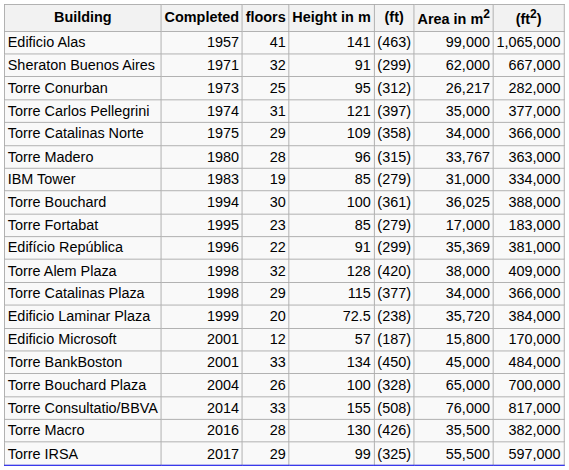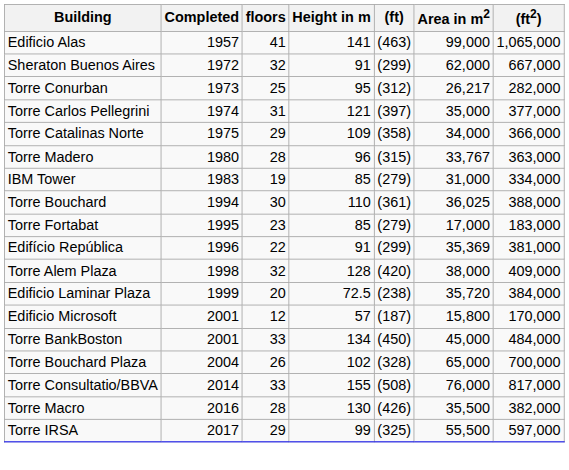(223, 65) 1971 -> (223, 65) 1972
(359, 202) 100 -> (359, 202) 110
- row: (76, 293)
(359, 385) 100 -> (359, 362) 102
